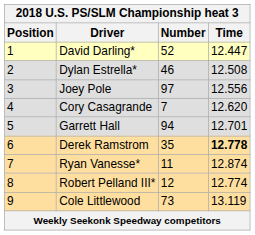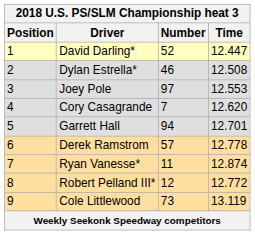(229, 88) 12.556 -> (229, 88) 12.553
(167, 145) 35 -> (167, 145) 57
(229, 145) bold -> (229, 145) normal
(229, 182) 12.774 -> (229, 182) 12.772
